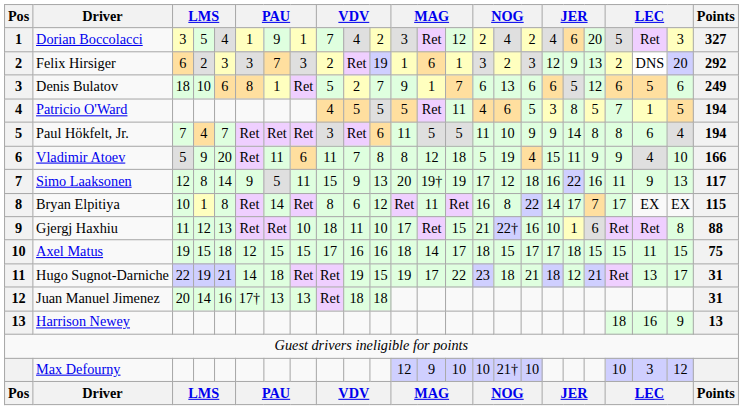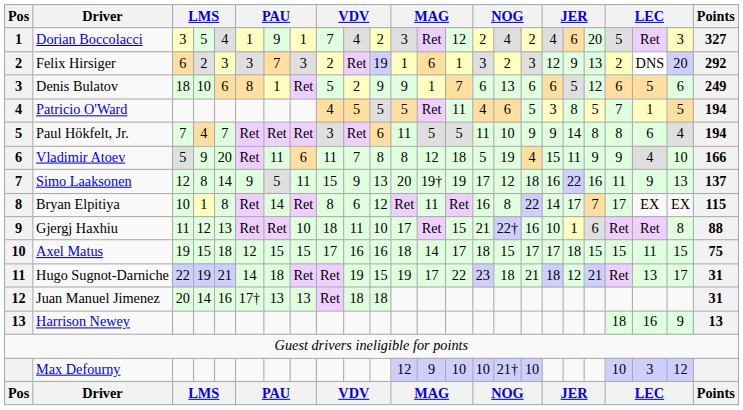(380, 86) 7 -> (380, 86) 9
(716, 180) 117 -> (716, 180) 137
